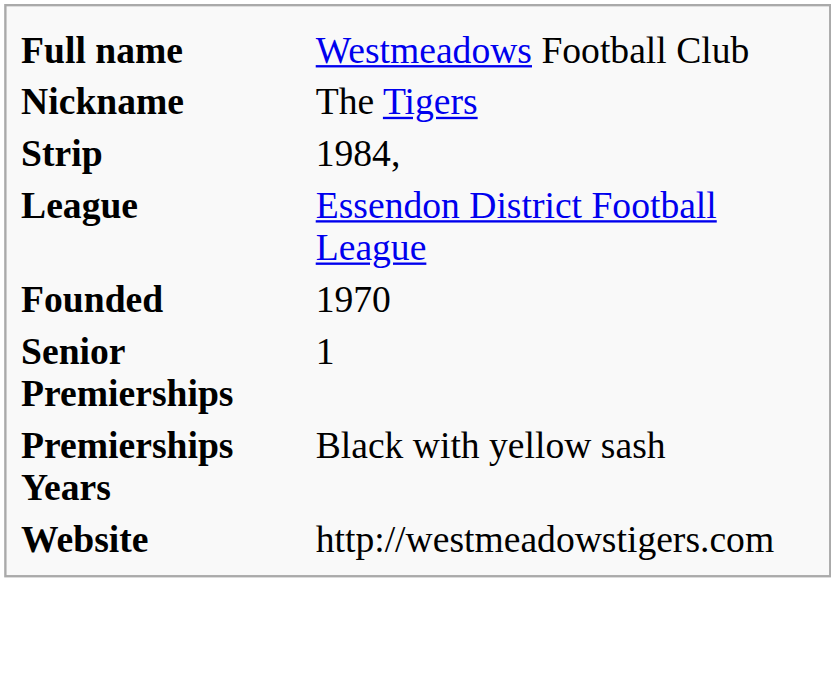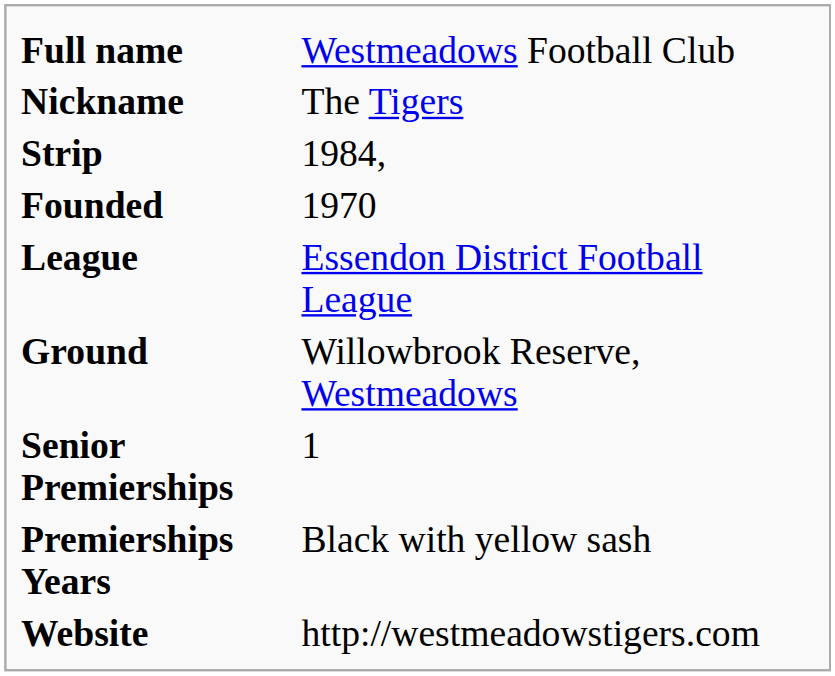rows swapped: (92, 299) <-> (80, 205)
+ row: (84, 351)
